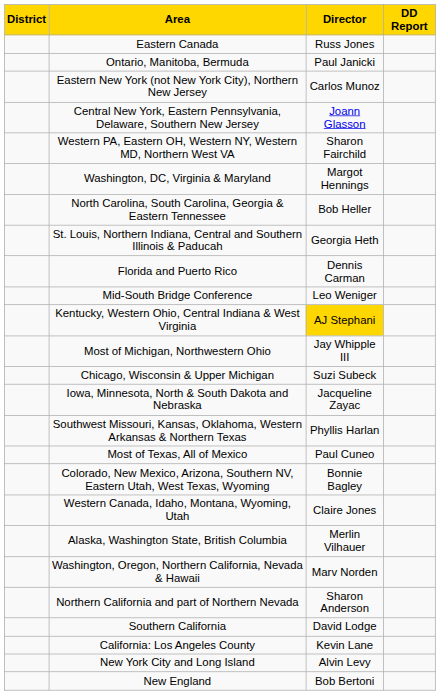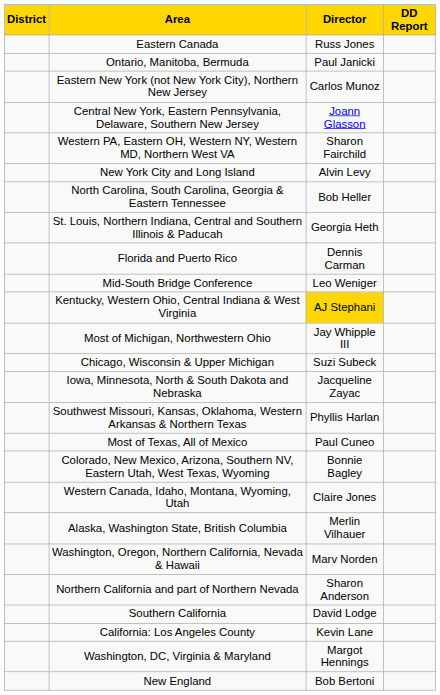rows swapped: (177, 179) <-> (177, 663)
